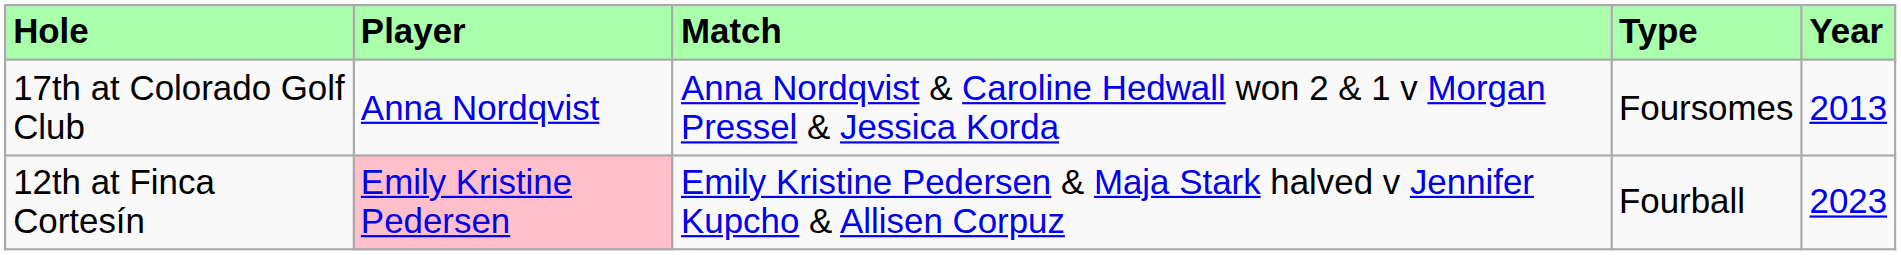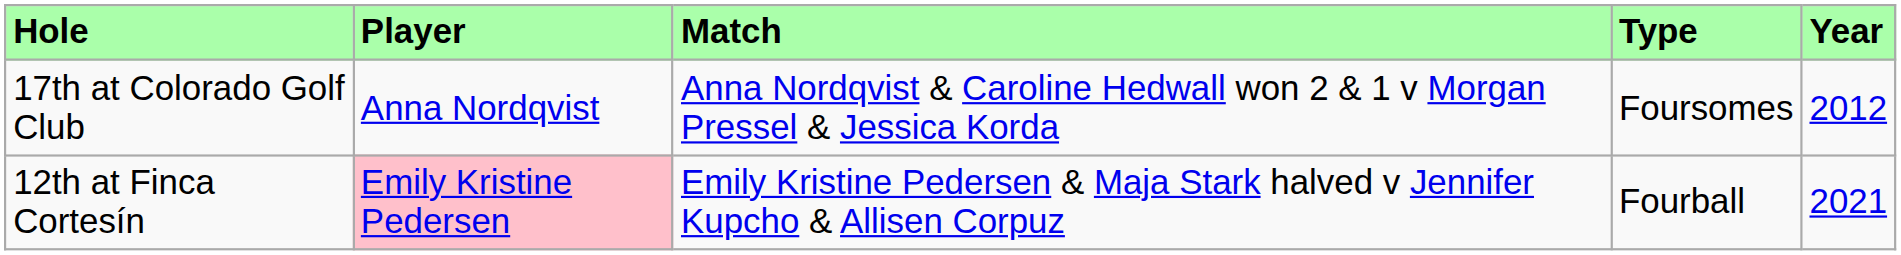(1848, 107) 2013 -> (1848, 107) 2012
(1848, 201) 2023 -> (1848, 201) 2021
